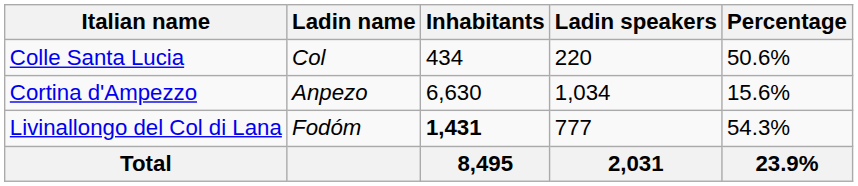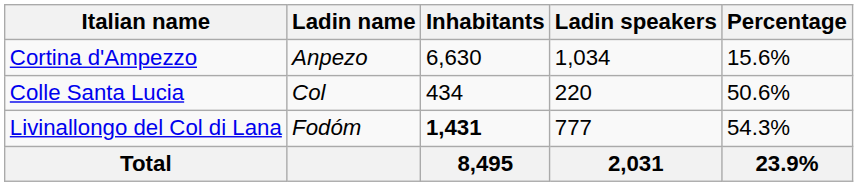rows swapped: (103, 92) <-> (97, 57)
